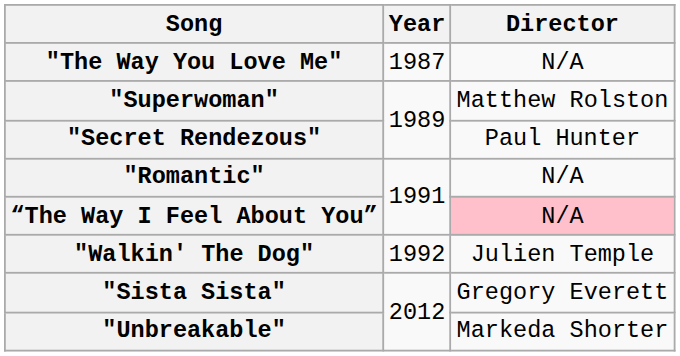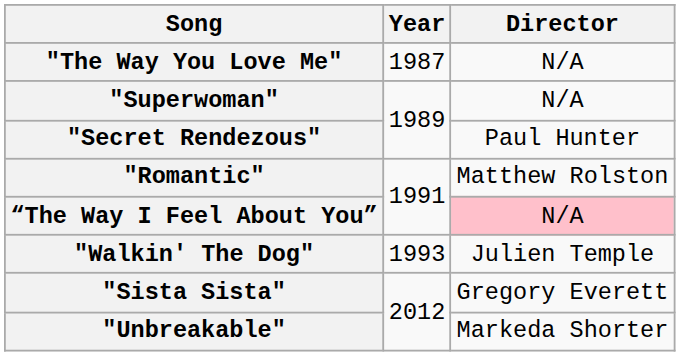(562, 101) Matthew Rolston -> (562, 101) N/A
(562, 177) N/A -> (562, 177) Matthew Rolston
(417, 254) 1992 -> (417, 254) 1993
